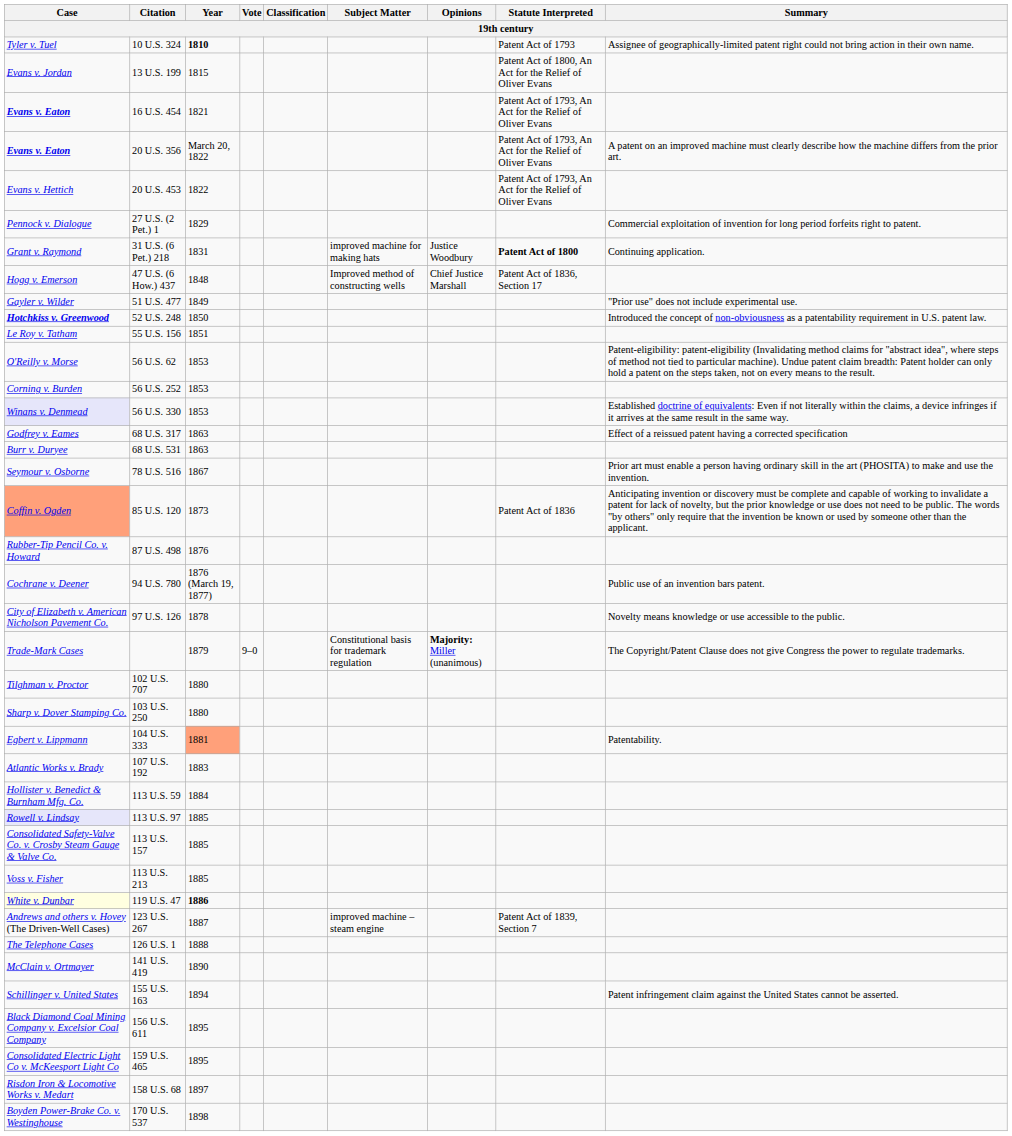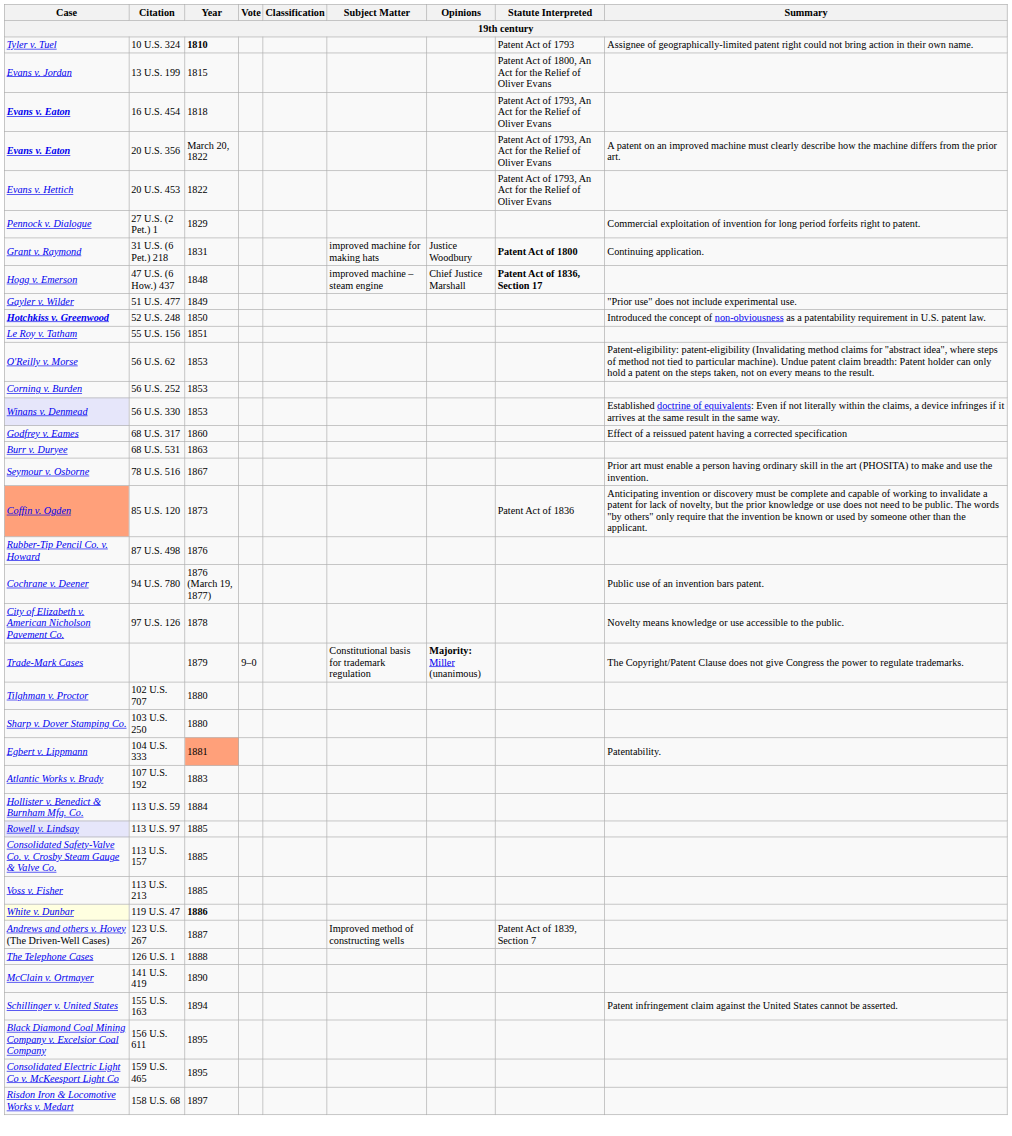(198, 112) 1821 -> (197, 112) 1818
(372, 279) Improved method of constructing wells -> (371, 279) improved machine – steam engine
(538, 279) normal -> (539, 279) bold
(198, 433) 1863 -> (197, 433) 1860
(372, 922) improved machine – steam engine -> (371, 934) Improved method of constructing wells
- row: (150, 1117)
